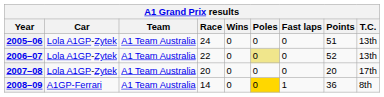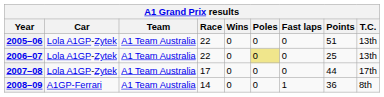(205, 41) 24 -> (205, 41) 22
(331, 56) 52 -> (331, 56) 25
(205, 71) 20 -> (205, 71) 17
(331, 71) 20 -> (331, 71) 44
(255, 85) gold background -> (255, 85) no background
